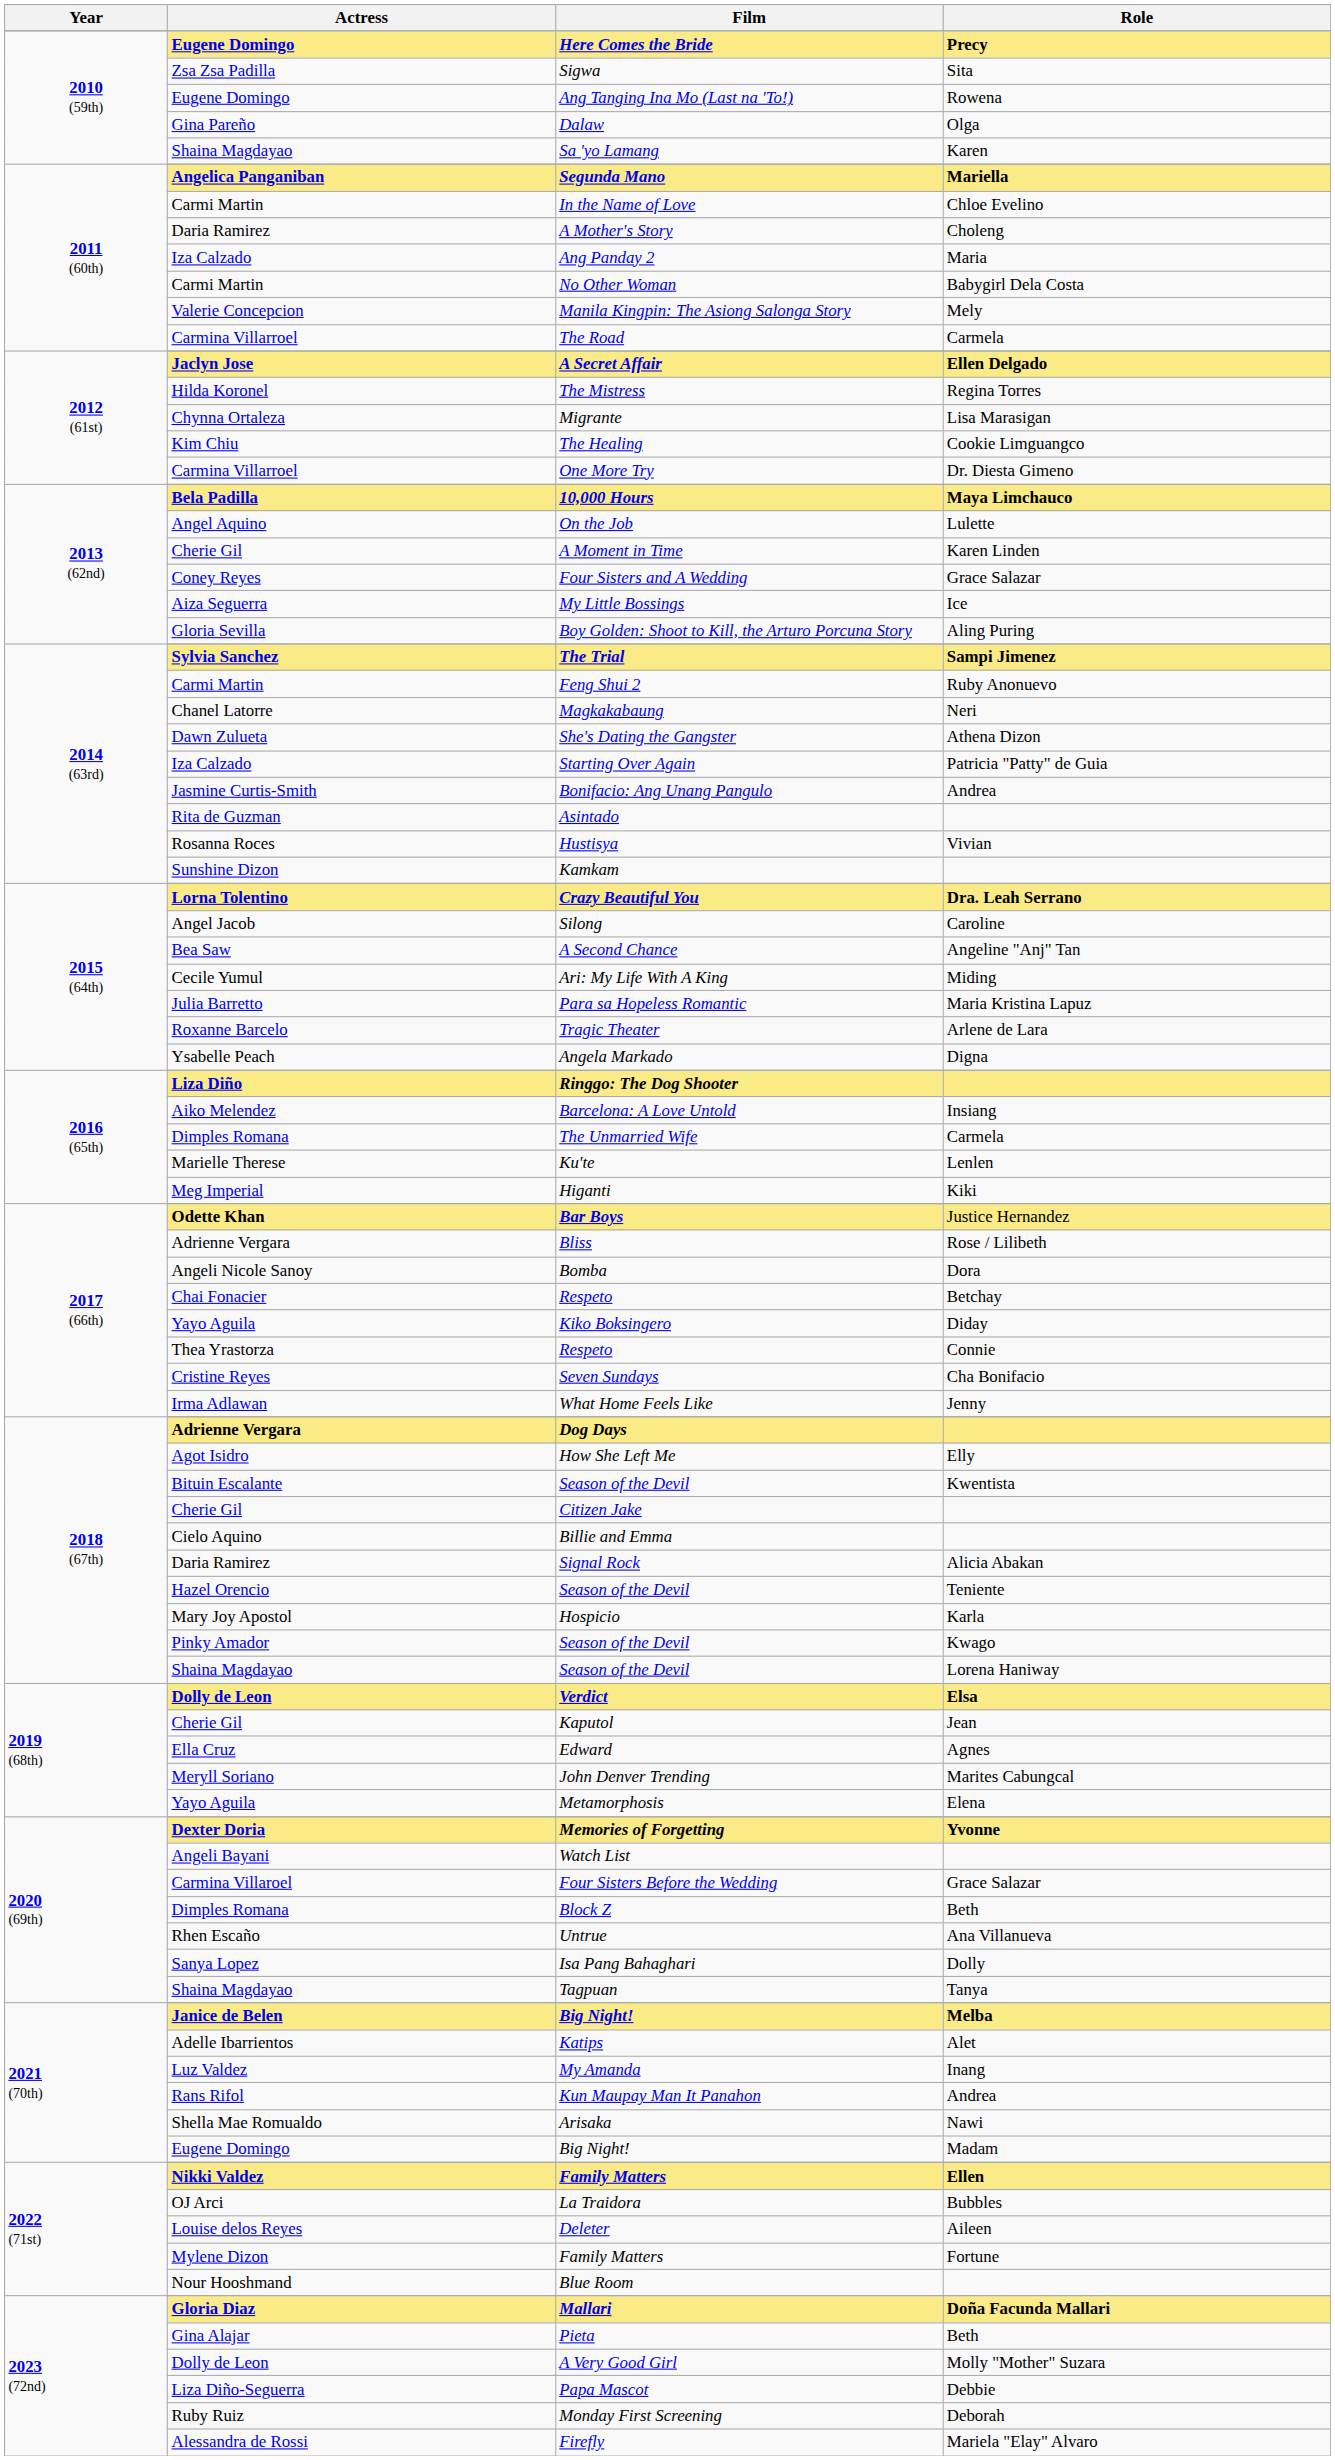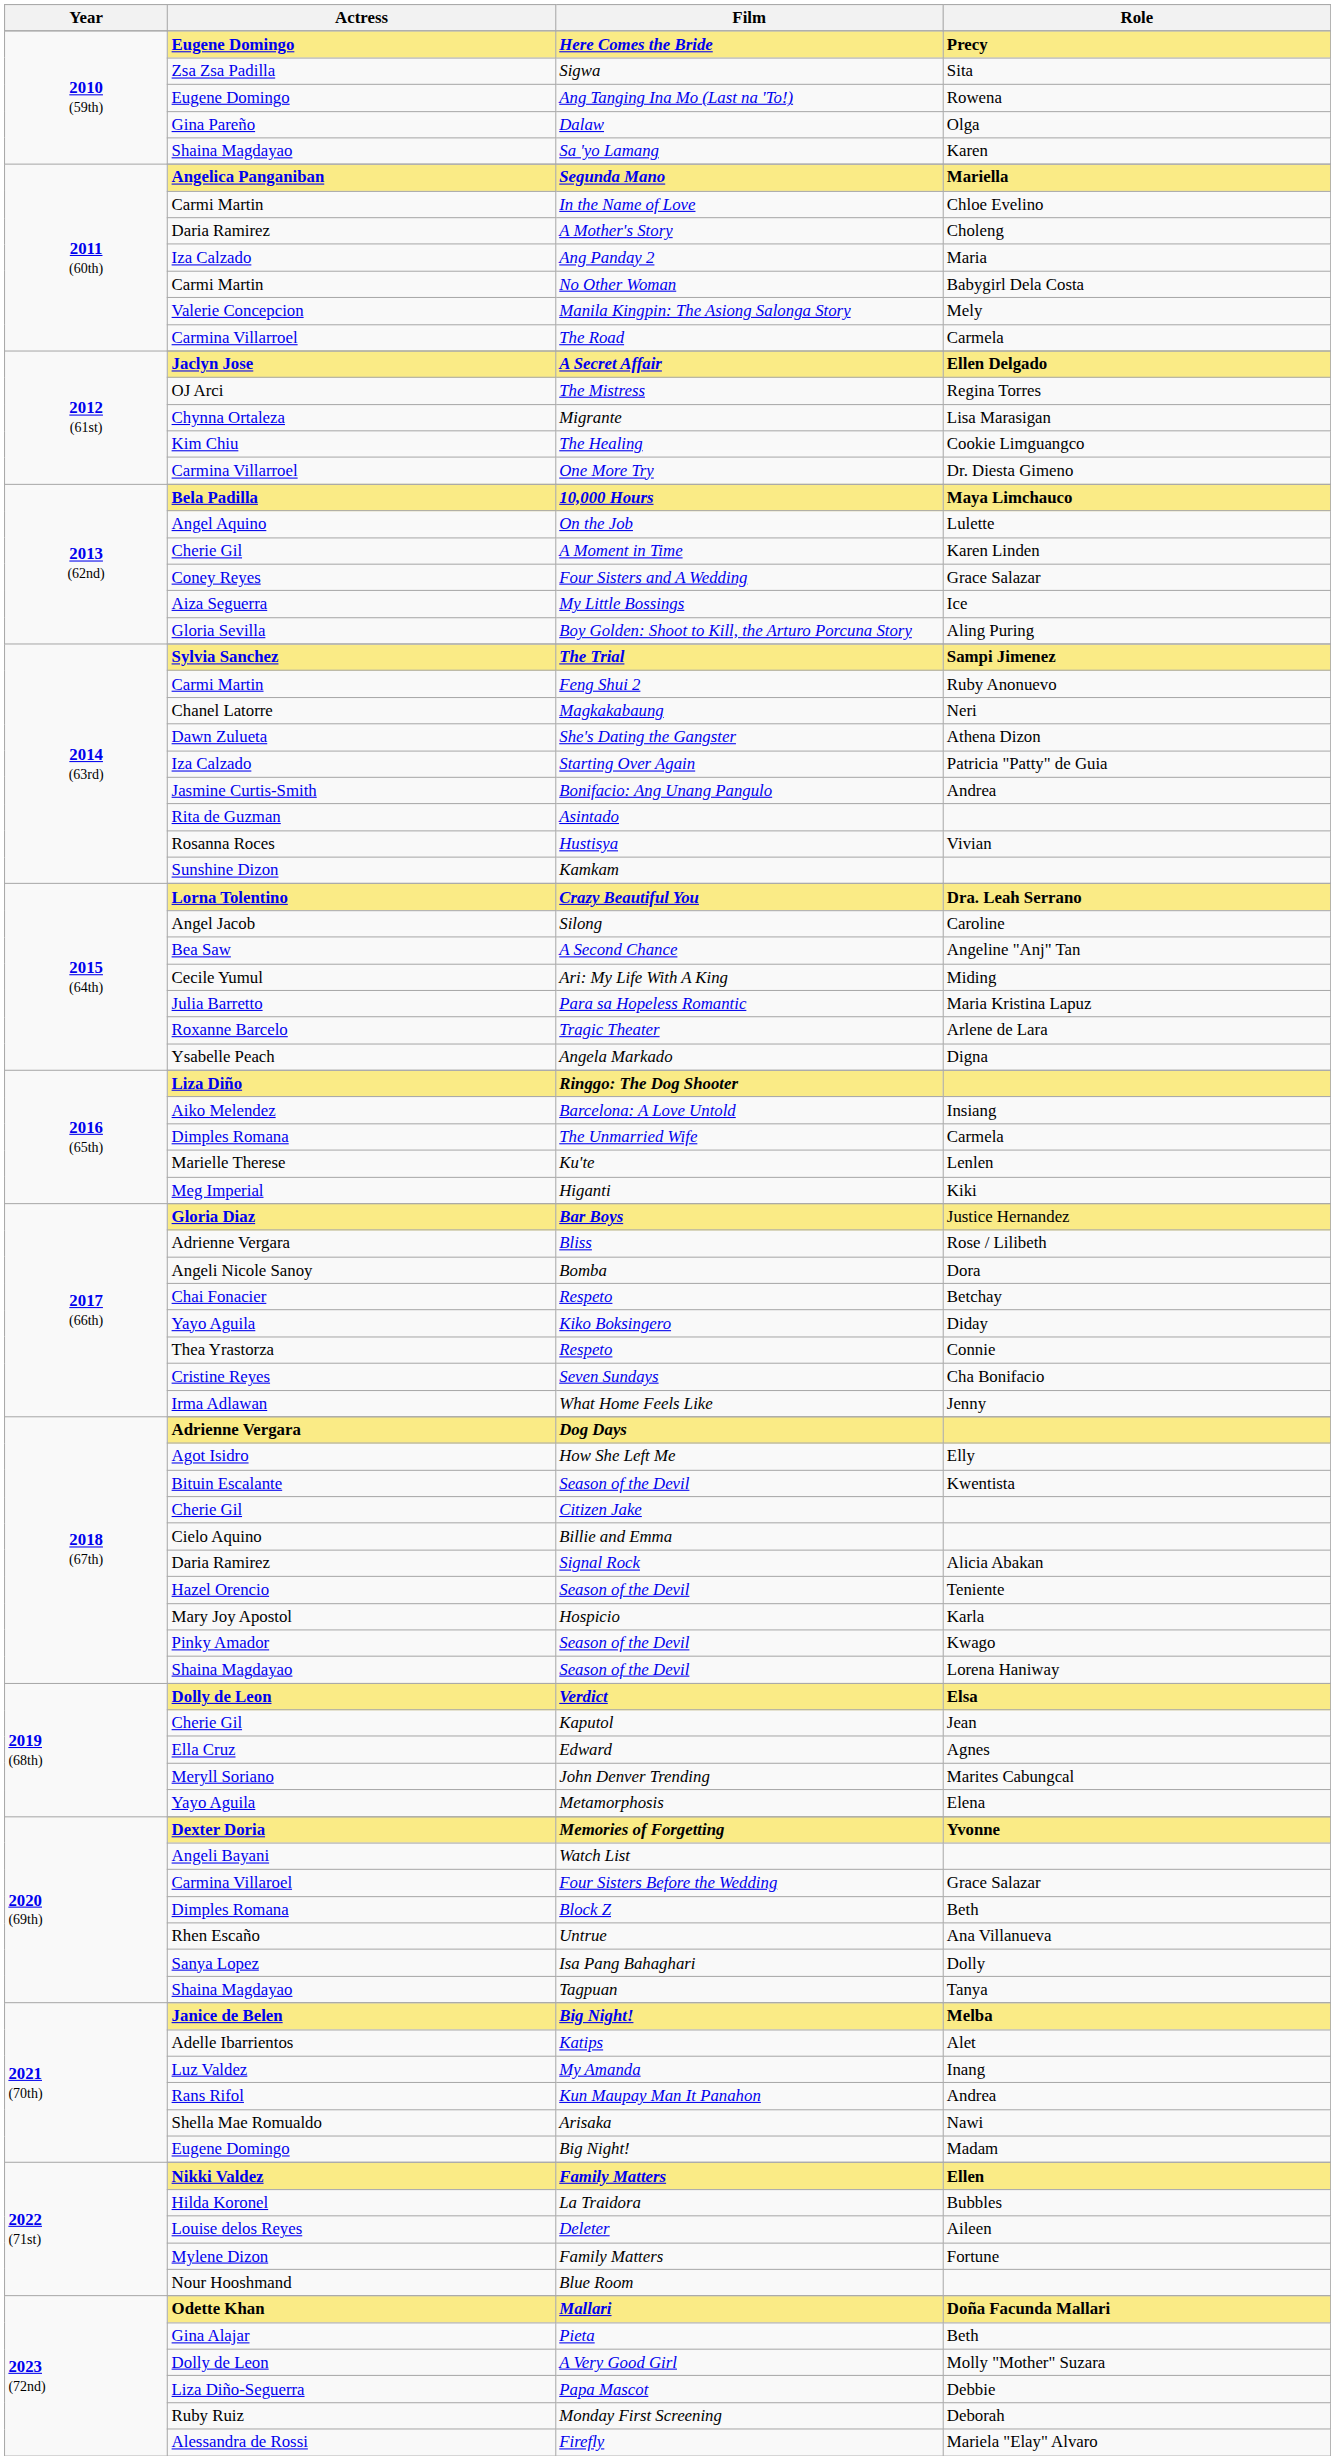(220, 390) Hilda Koronel -> (198, 390) OJ Arci
(218, 1216) Odette Khan -> (213, 1216) Gloria Diaz
(198, 2202) OJ Arci -> (220, 2202) Hilda Koronel
(213, 2309) Gloria Diaz -> (218, 2309) Odette Khan
